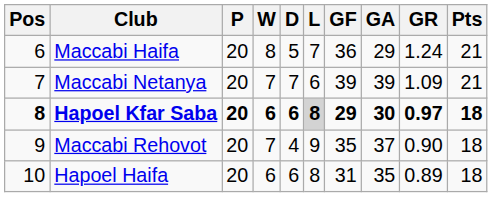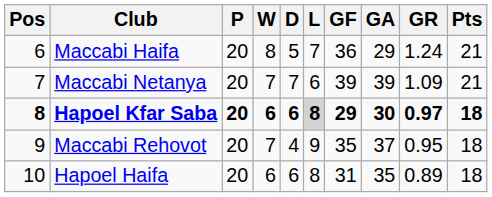(423, 144) 0.90 -> (423, 144) 0.95
